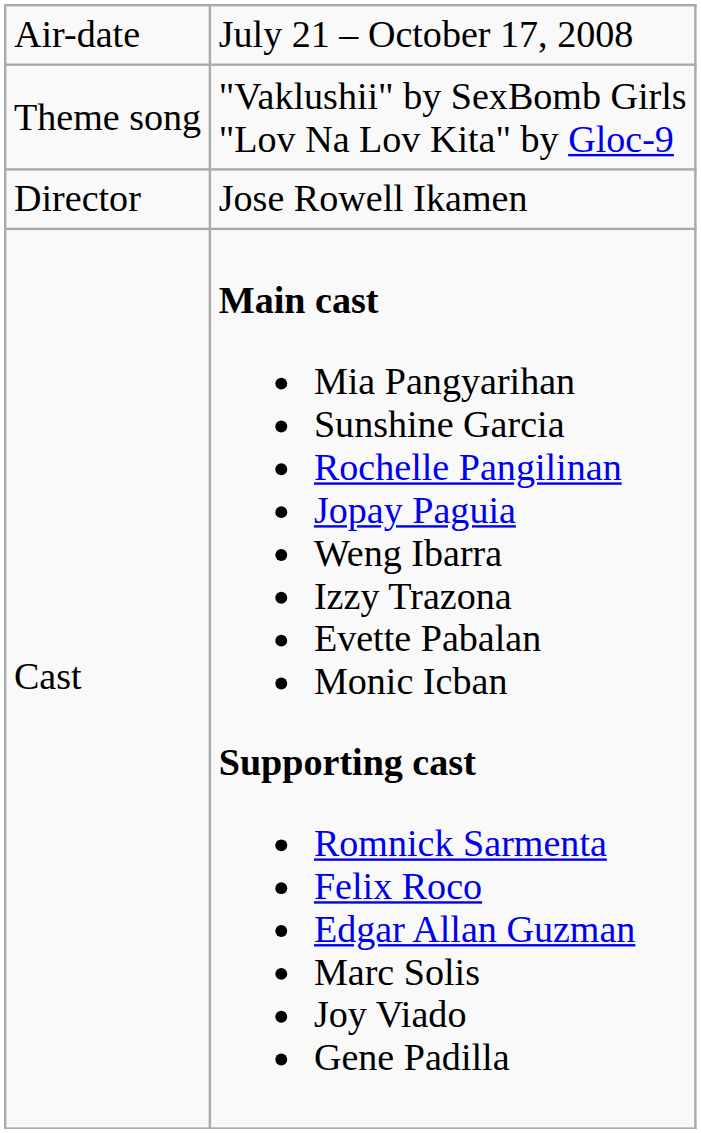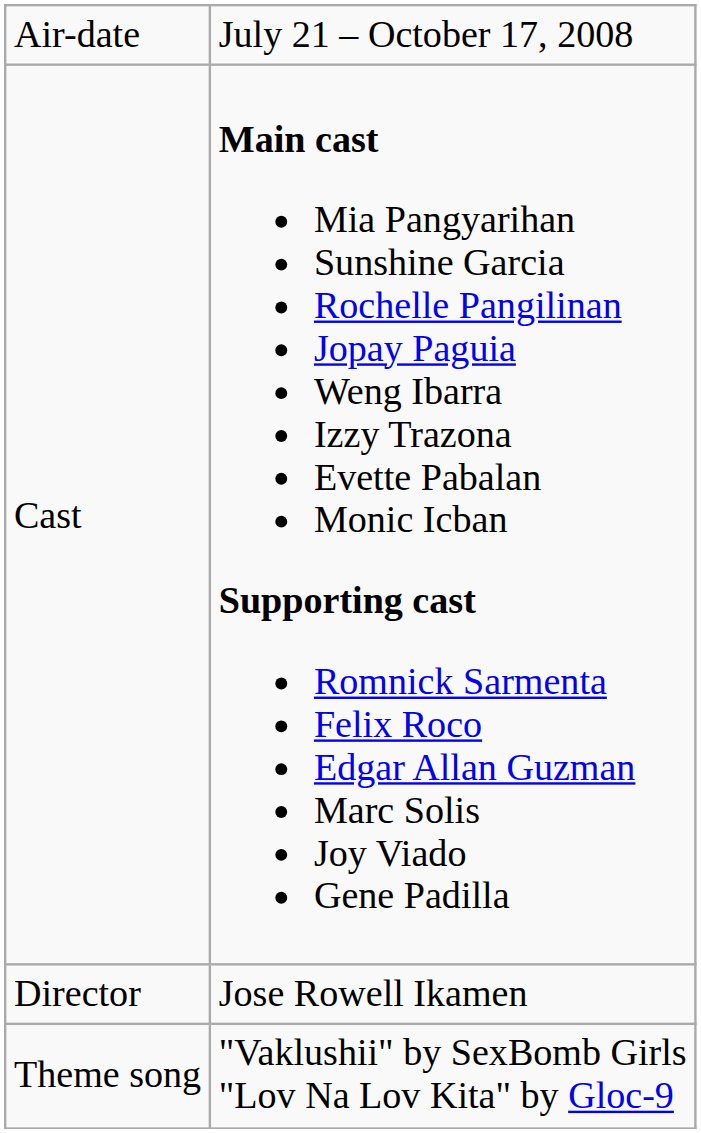rows swapped: (108, 116) <-> (48, 677)
